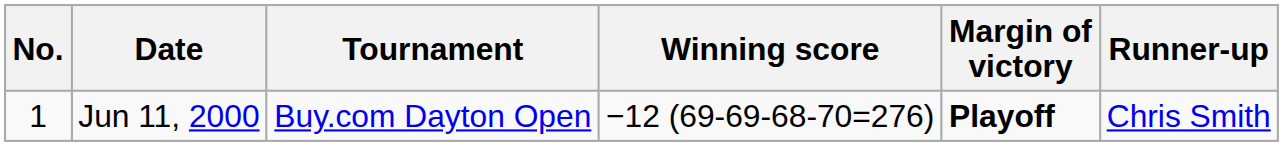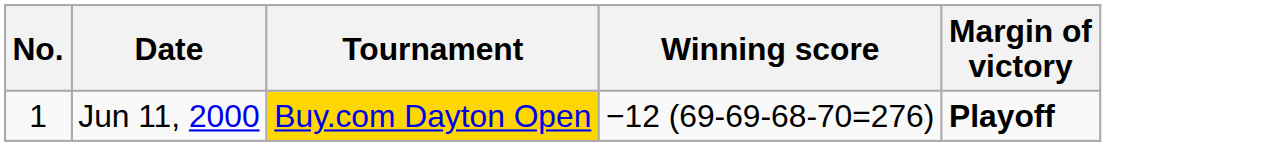- column: (1189, 48)
(433, 116) no background -> (433, 116) gold background
